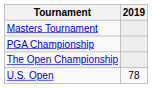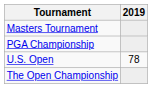rows swapped: (30, 76) <-> (62, 60)
